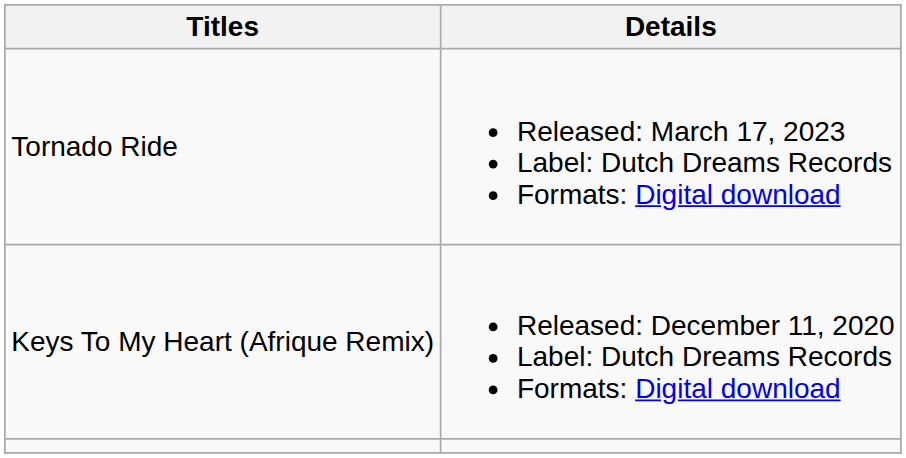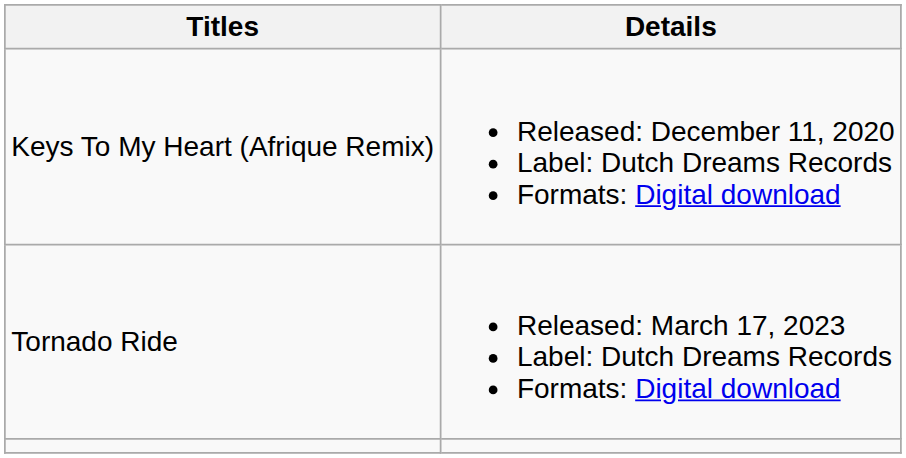rows swapped: (223, 341) <-> (95, 146)
